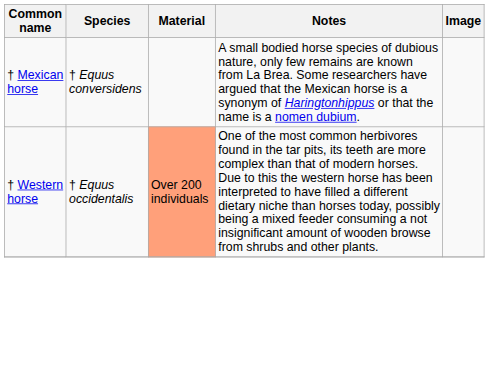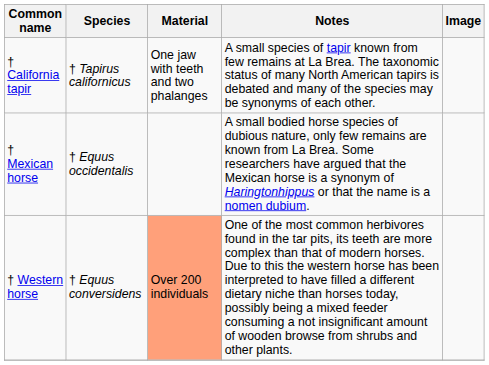+ row: (33, 75)
(105, 82) † Equus conversidens -> (101, 164) † Equus occidentalis
(101, 191) † Equus occidentalis -> (105, 287) † Equus conversidens
